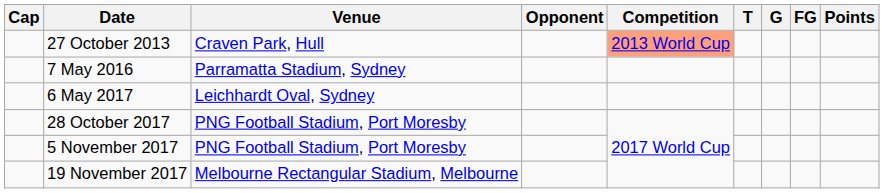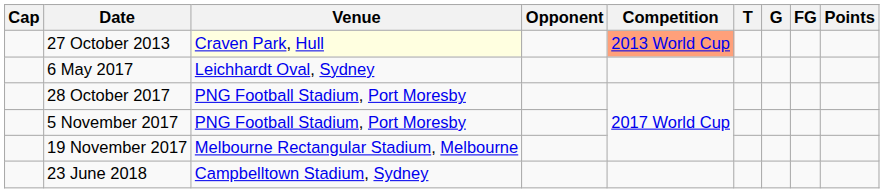(259, 43) no background -> (259, 43) lightyellow background
- row: (90, 69)
+ row: (97, 174)
